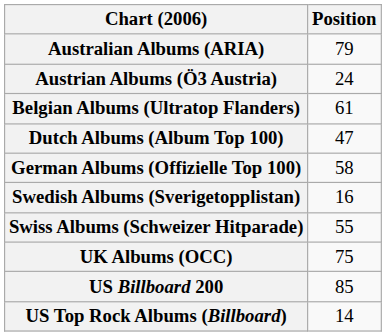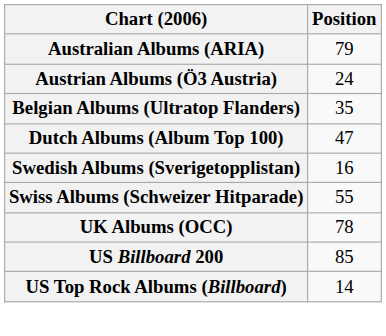(344, 108) 61 -> (344, 108) 35
- row: (156, 167)
(344, 256) 75 -> (344, 227) 78
